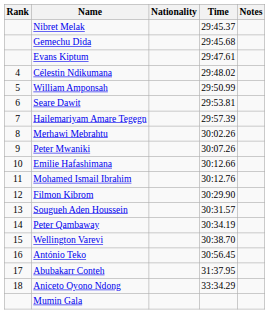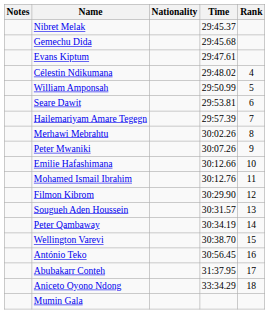columns swapped: (18, 12) <-> (251, 12)
